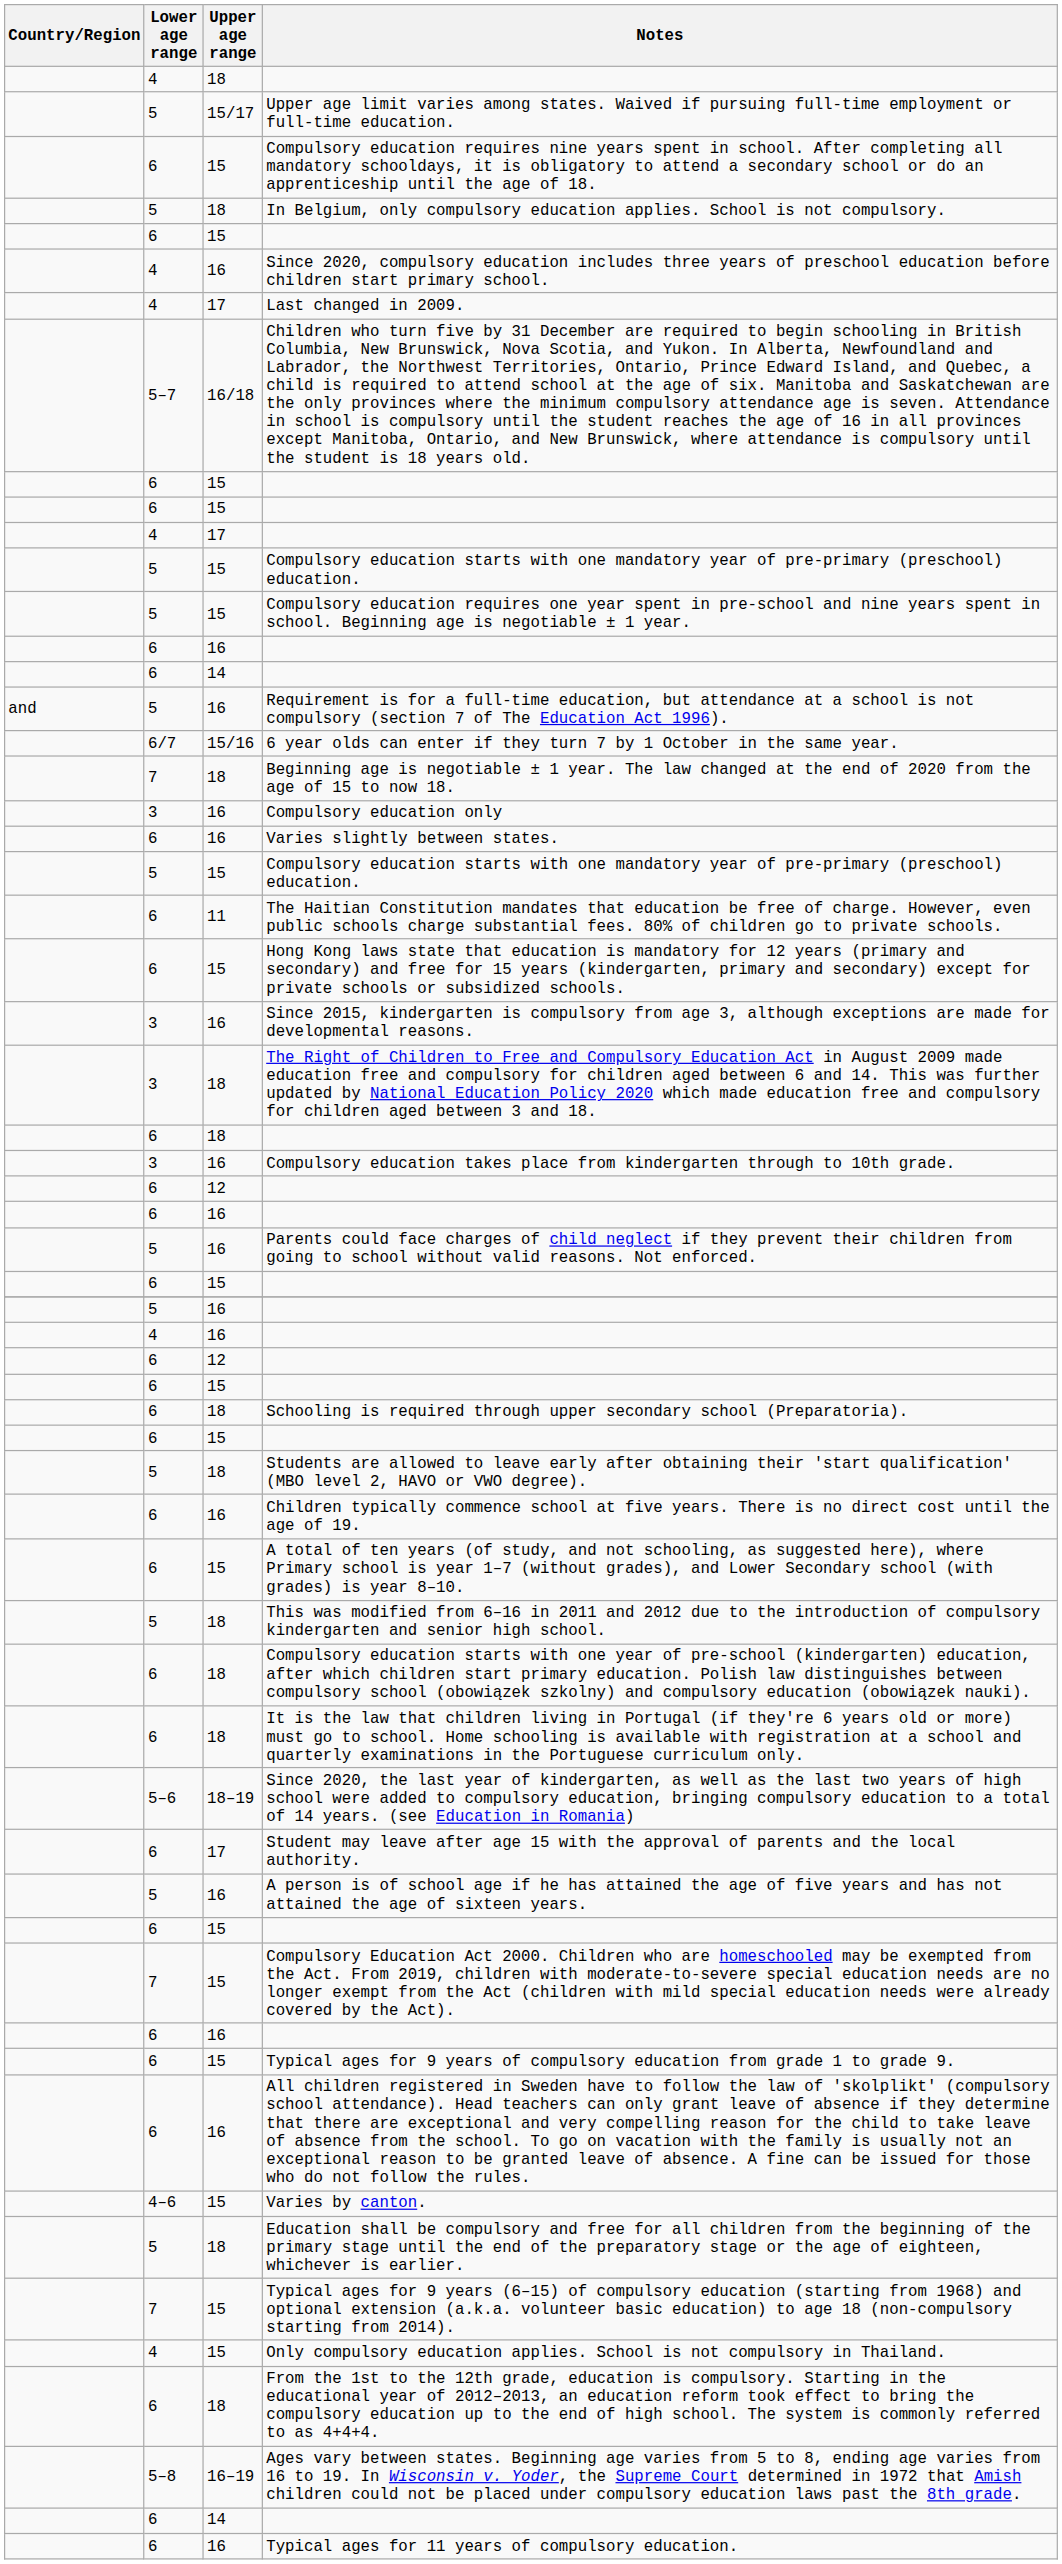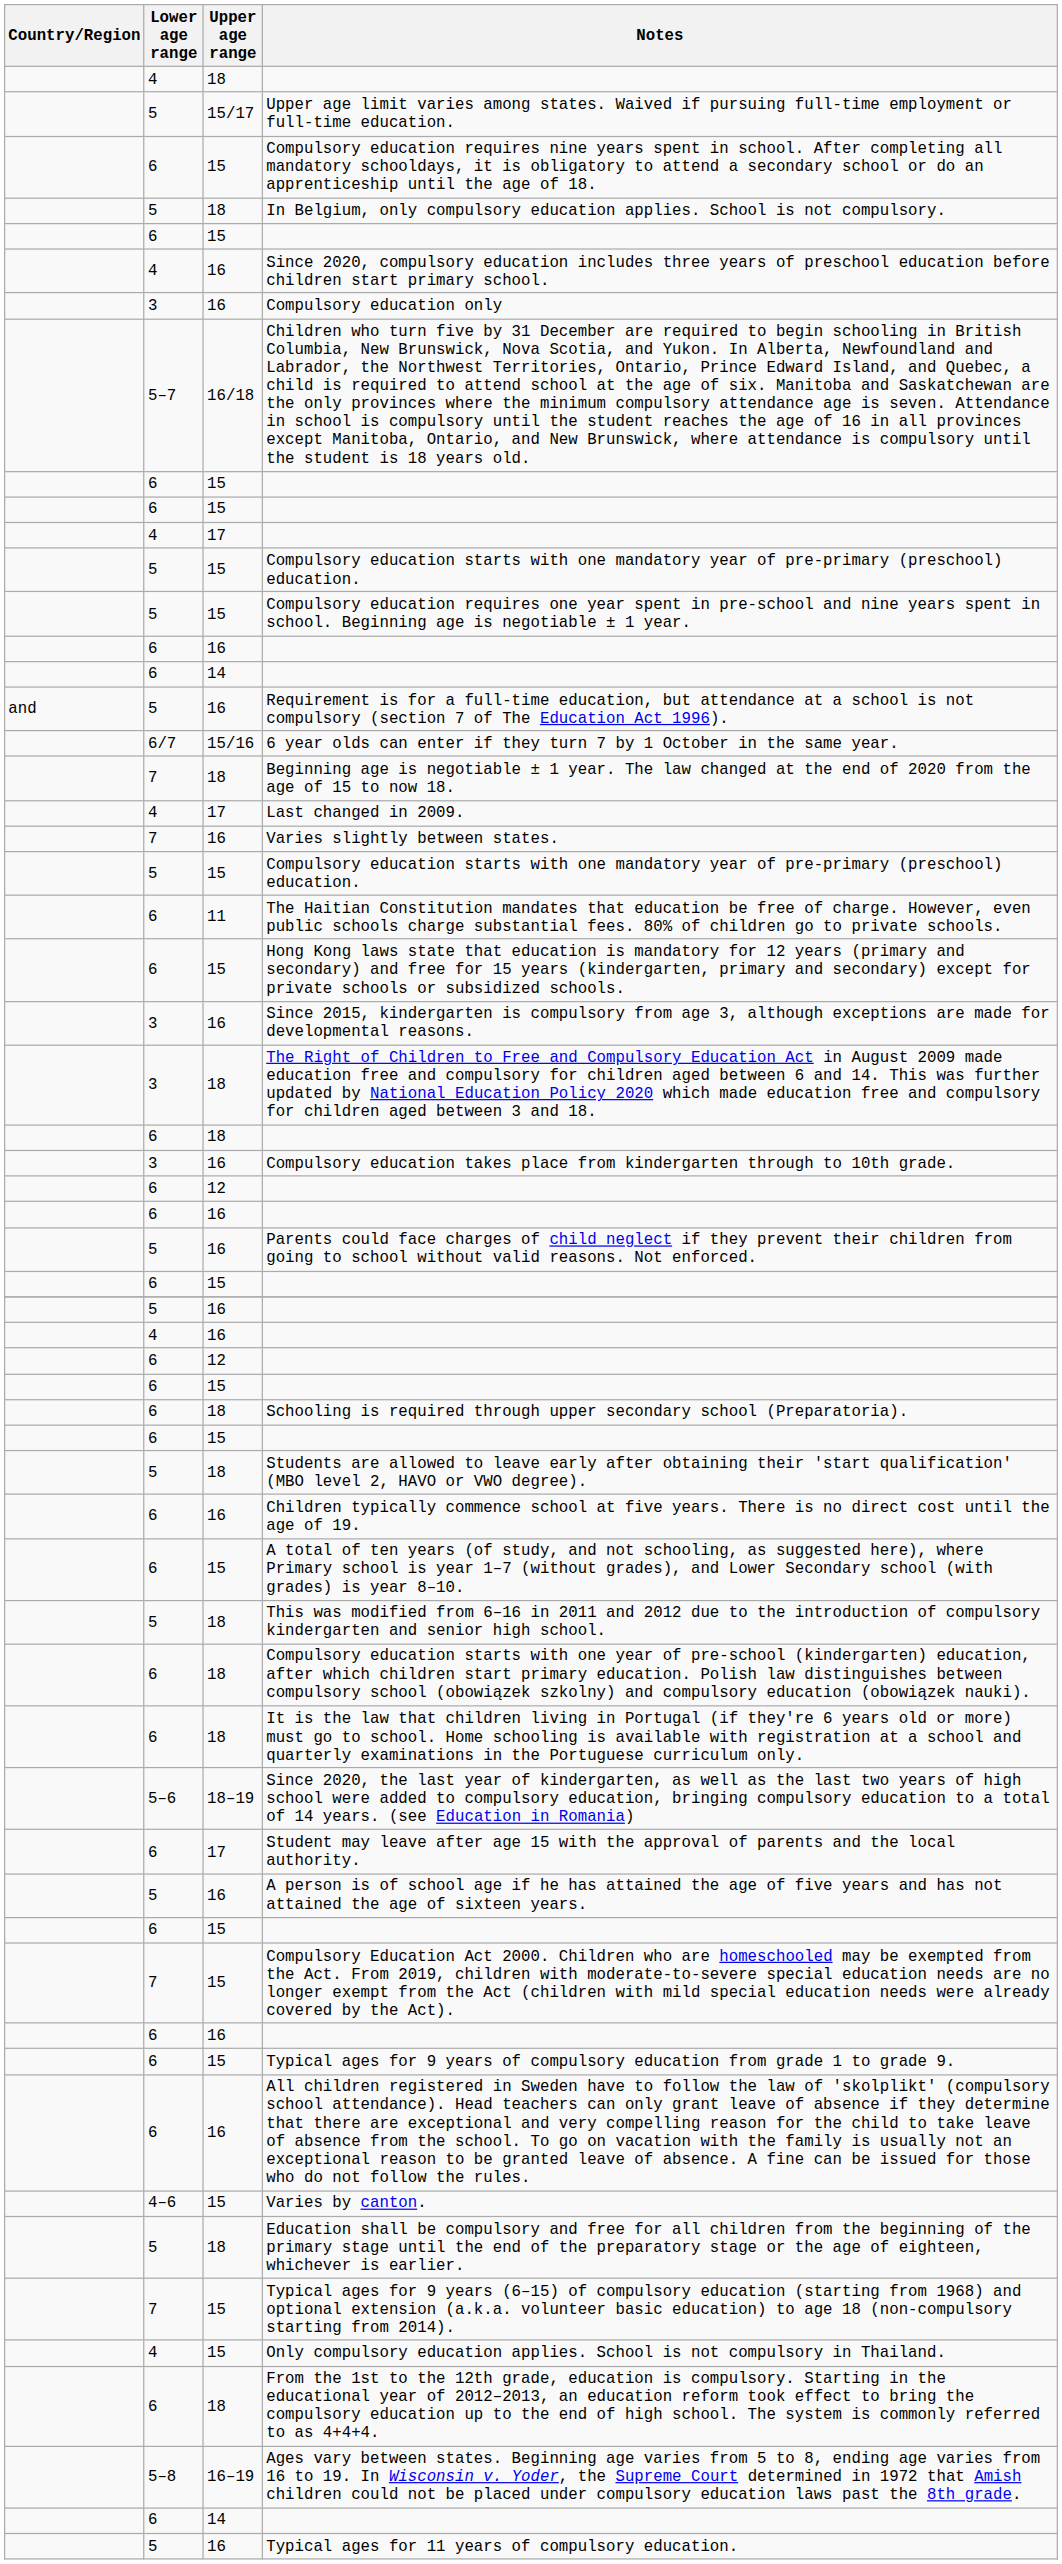rows swapped: (217, 306) <-> (217, 813)
(153, 839) 6 -> (153, 839) 7
(153, 2546) 6 -> (153, 2546) 5
